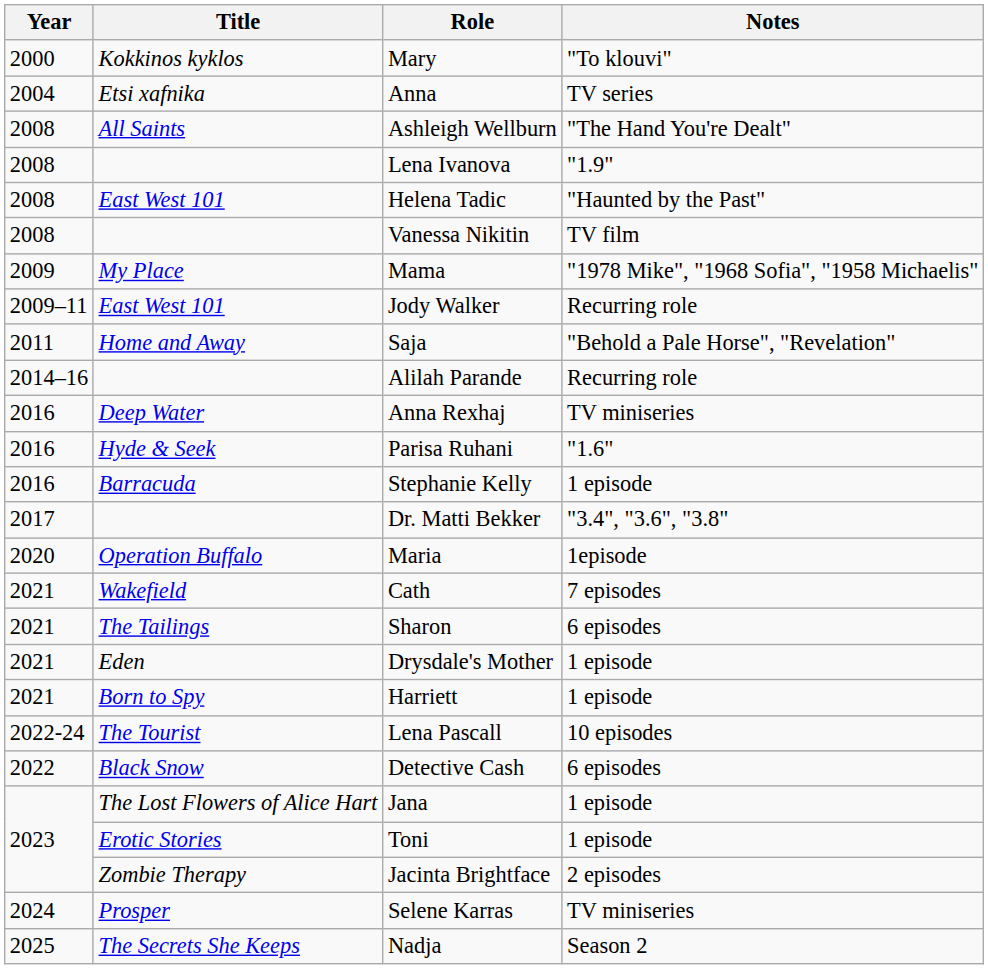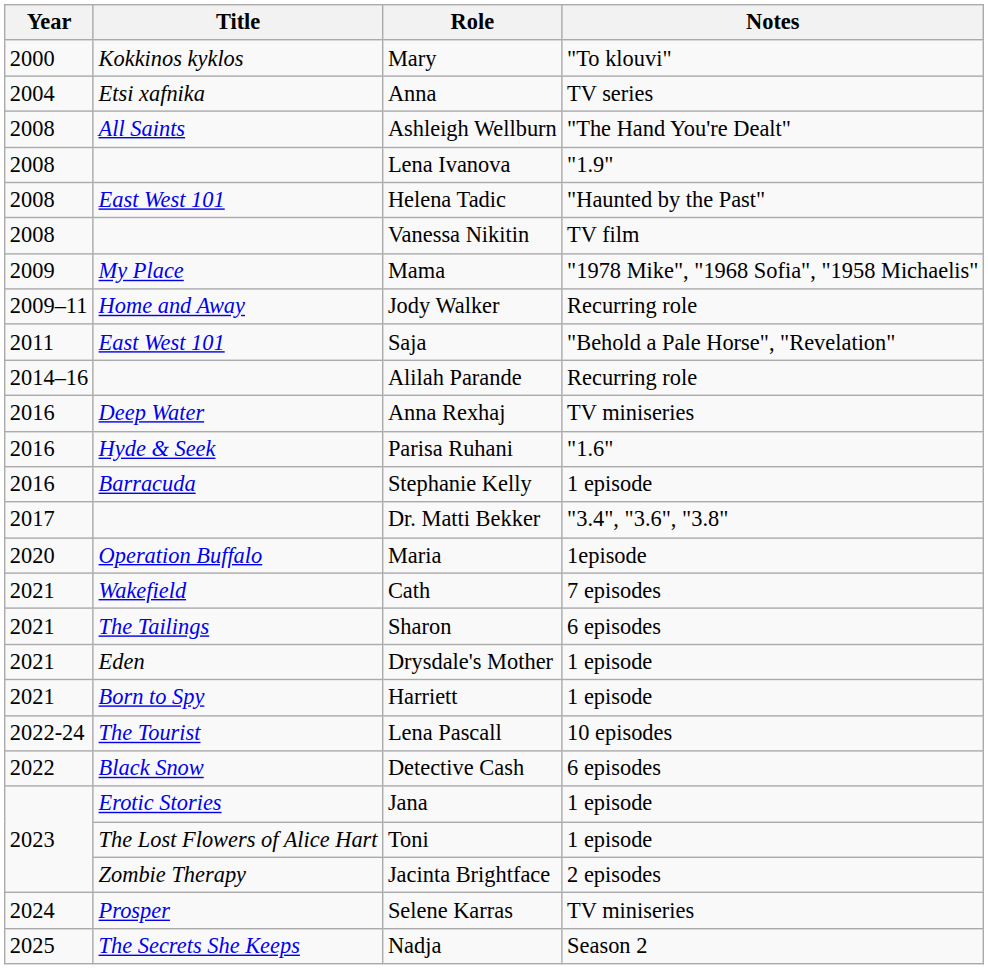(162, 306) East West 101 -> (172, 306) Home and Away
(172, 341) Home and Away -> (162, 341) East West 101
(238, 803) The Lost Flowers of Alice Hart -> (160, 803) Erotic Stories
(160, 839) Erotic Stories -> (238, 839) The Lost Flowers of Alice Hart
